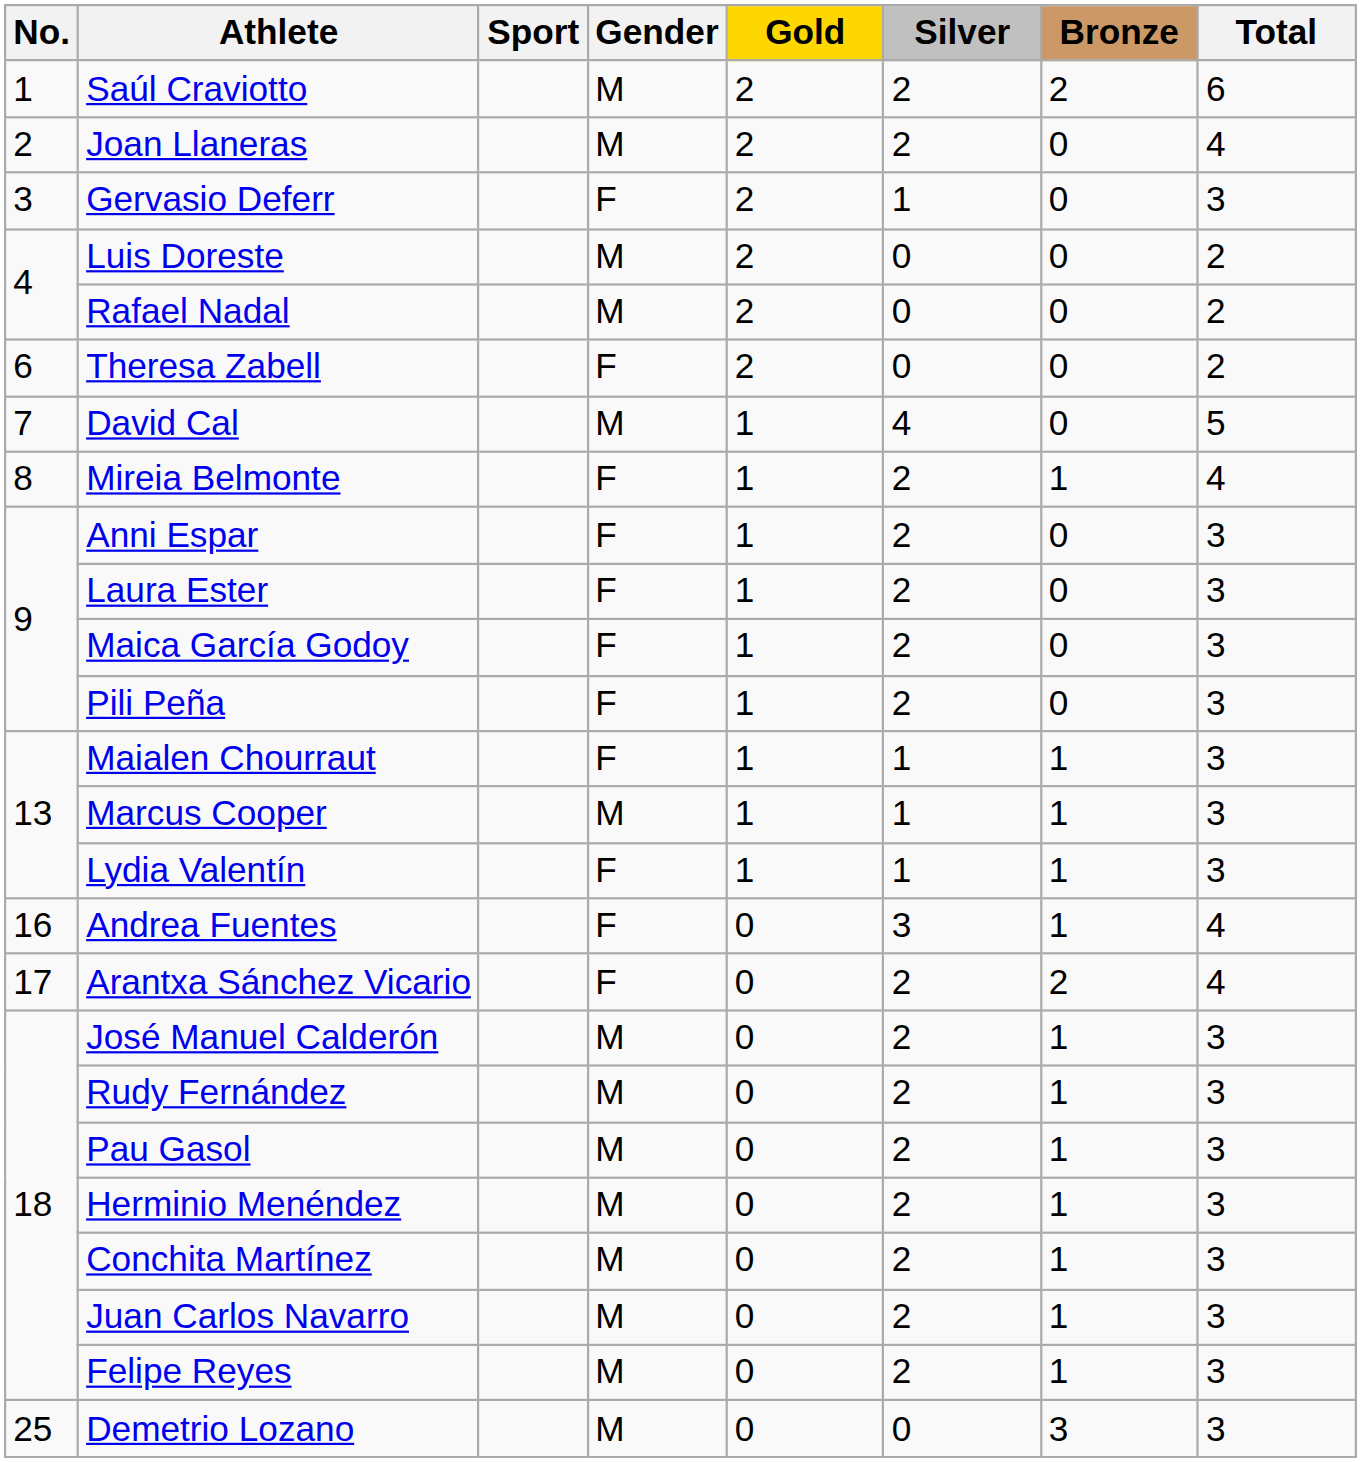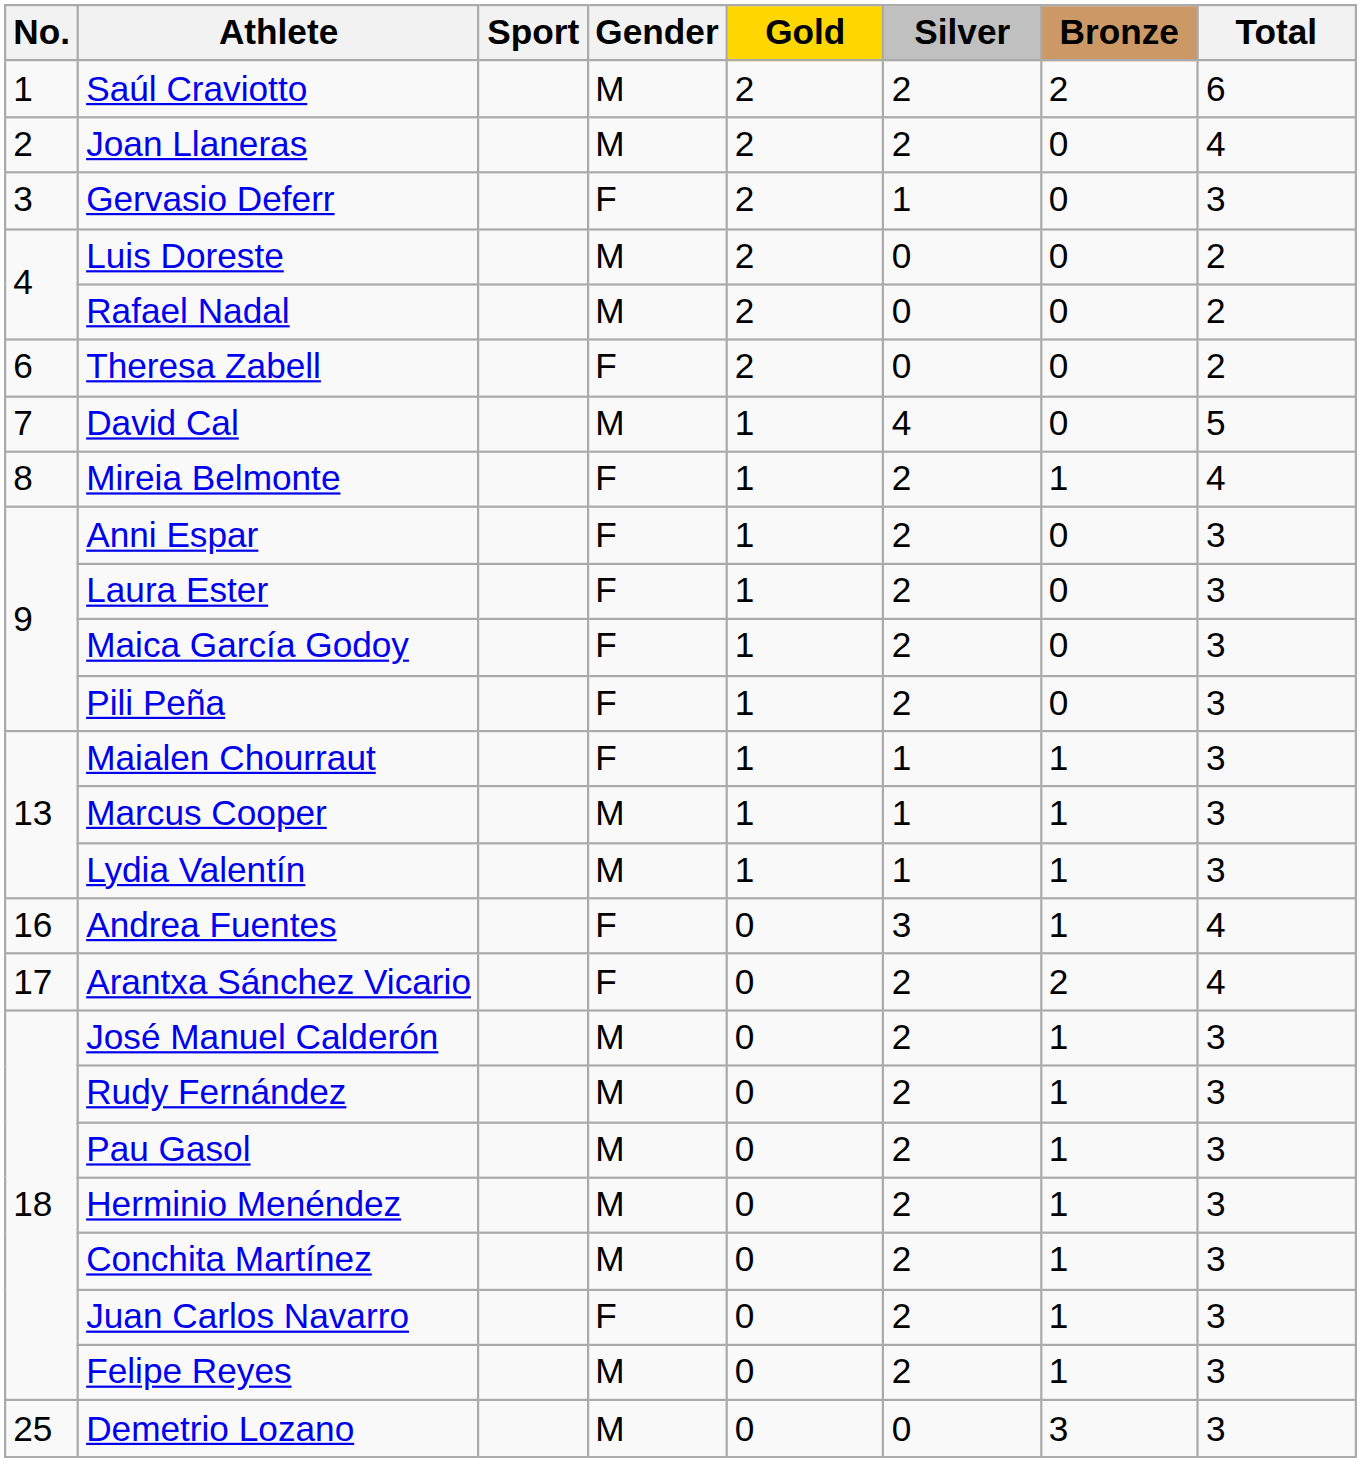(606, 869) F -> (610, 869) M
(610, 1316) M -> (606, 1316) F
